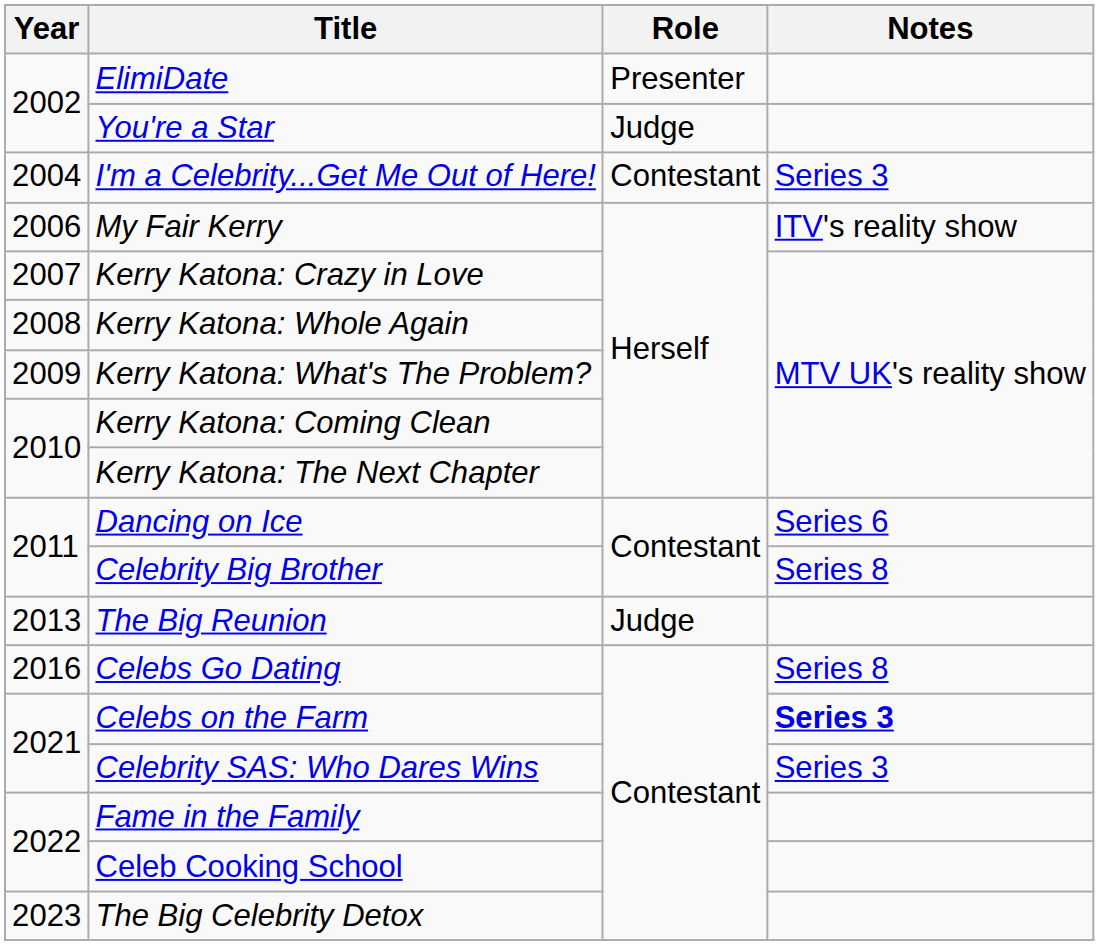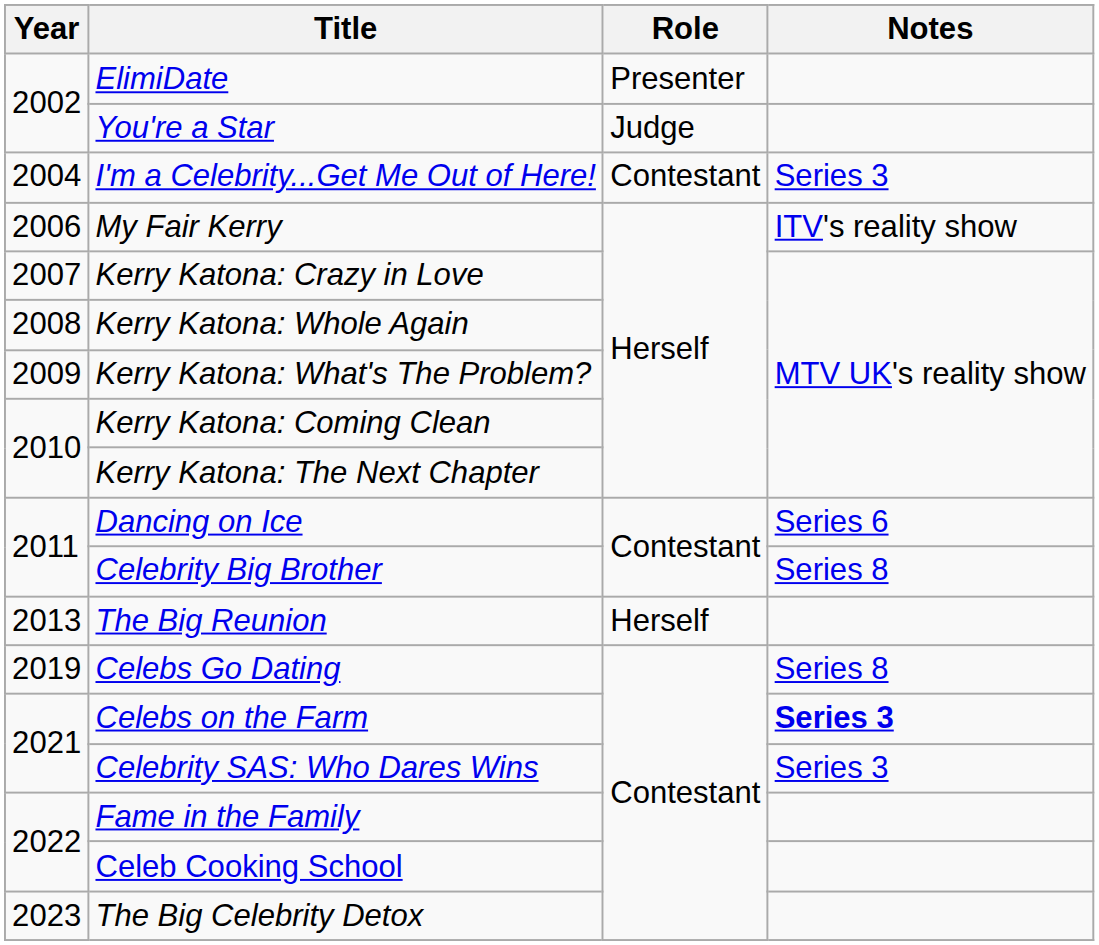(653, 619) Judge -> (659, 619) Herself
(47, 669) 2016 -> (47, 669) 2019
